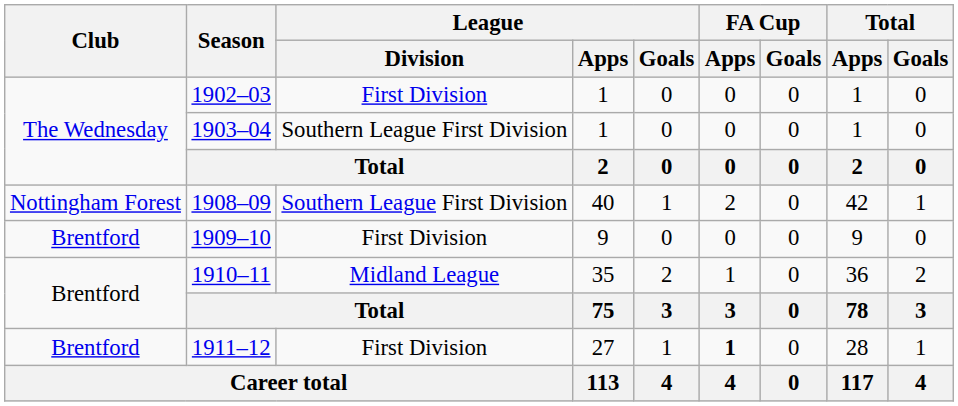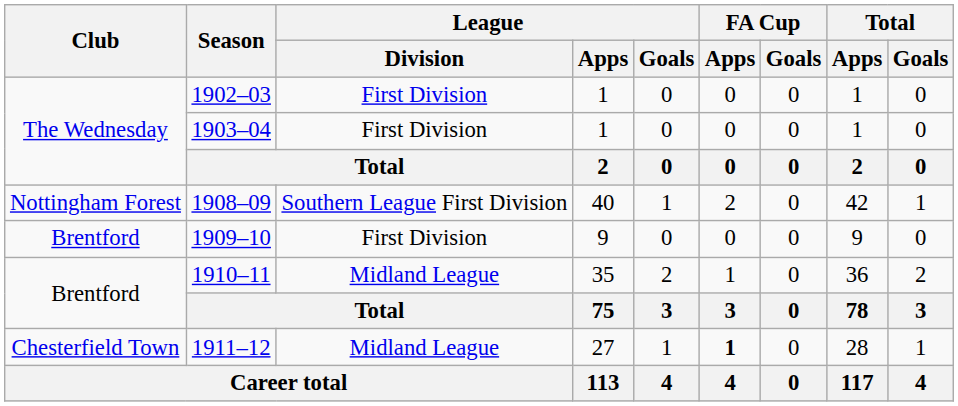(424, 130) Southern League First Division -> (424, 130) First Division
(95, 346) Brentford -> (95, 346) Chesterfield Town
(424, 346) First Division -> (424, 346) Midland League
